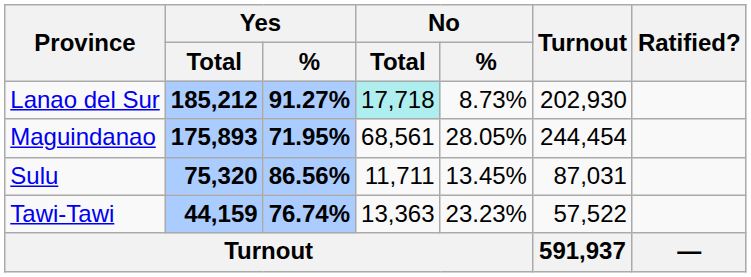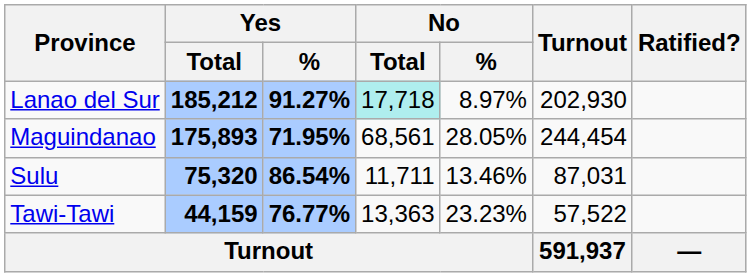(493, 99) 8.73% -> (493, 99) 8.97%
(309, 175) 86.56% -> (309, 175) 86.54%
(486, 175) 13.45% -> (486, 175) 13.46%
(309, 213) 76.74% -> (309, 213) 76.77%
